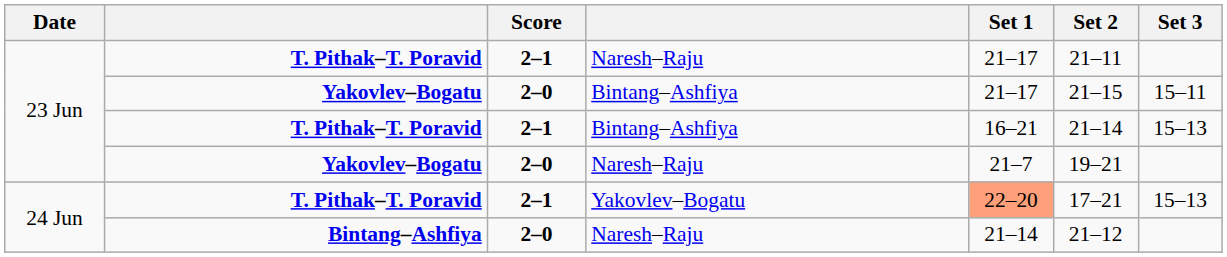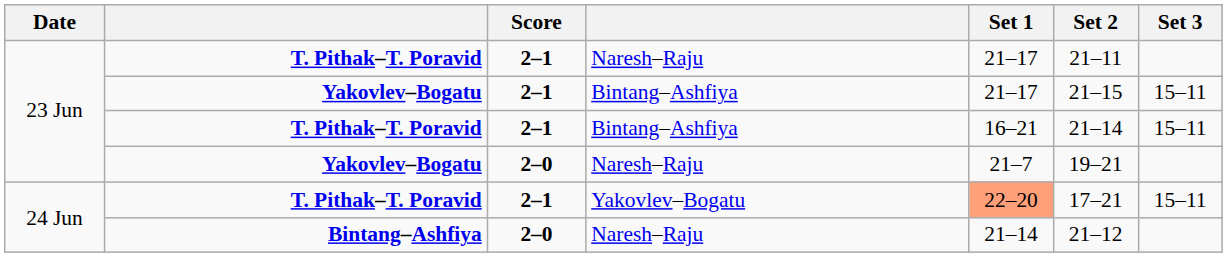(536, 93) 2–0 -> (536, 93) 2–1
(1180, 128) 15–13 -> (1180, 128) 15–11
(1180, 199) 15–13 -> (1180, 199) 15–11
